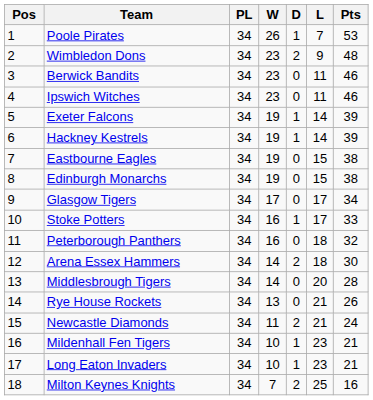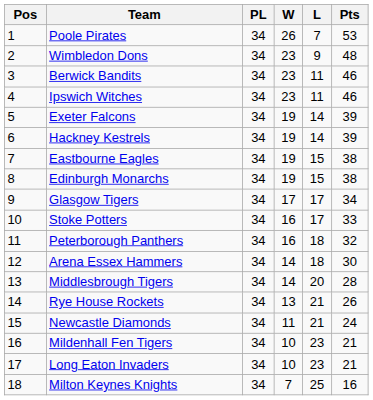- column: (296, 14)
